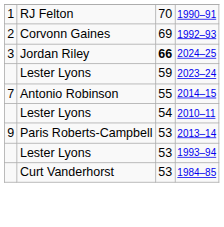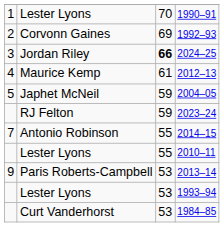(47, 14) RJ Felton -> (55, 14) Lester Lyons
+ row: (197, 74)
+ row: (197, 93)
(55, 73) Lester Lyons -> (47, 113) RJ Felton
(165, 113) 54 -> (165, 152) 55
